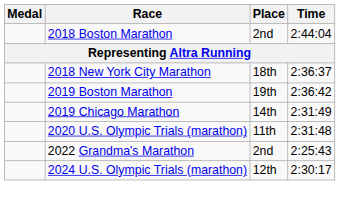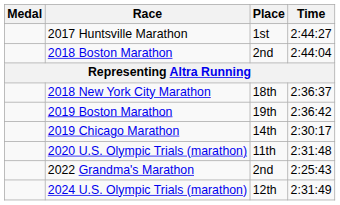+ row: (118, 33)
(311, 111) 2:31:49 -> (311, 131) 2:30:17
(311, 170) 2:30:17 -> (311, 190) 2:31:49
